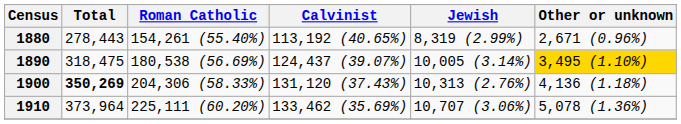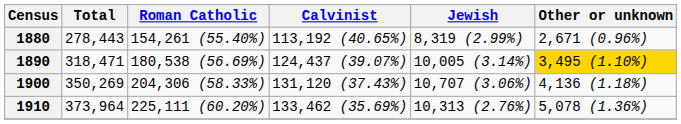(95, 62) 318,475 -> (95, 62) 318,471
(95, 85) bold -> (95, 85) normal
(473, 85) 10,313 (2.76%) -> (473, 85) 10,707 (3.06%)
(473, 108) 10,707 (3.06%) -> (473, 108) 10,313 (2.76%)
